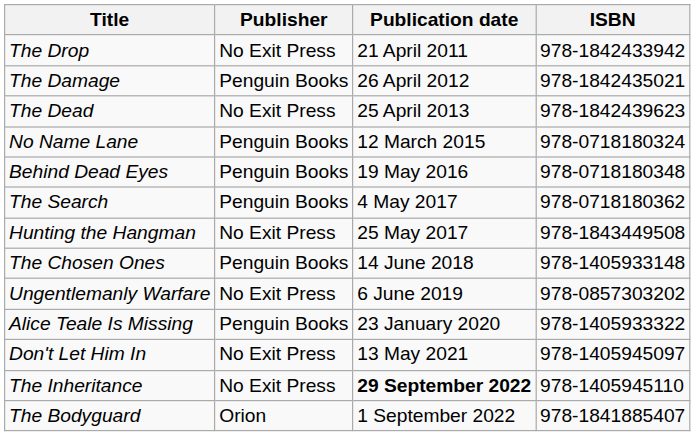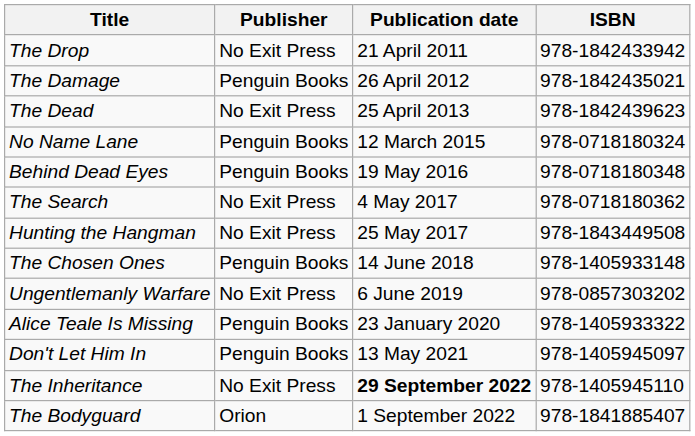(284, 202) Penguin Books -> (277, 202) No Exit Press
(277, 354) No Exit Press -> (284, 354) Penguin Books
